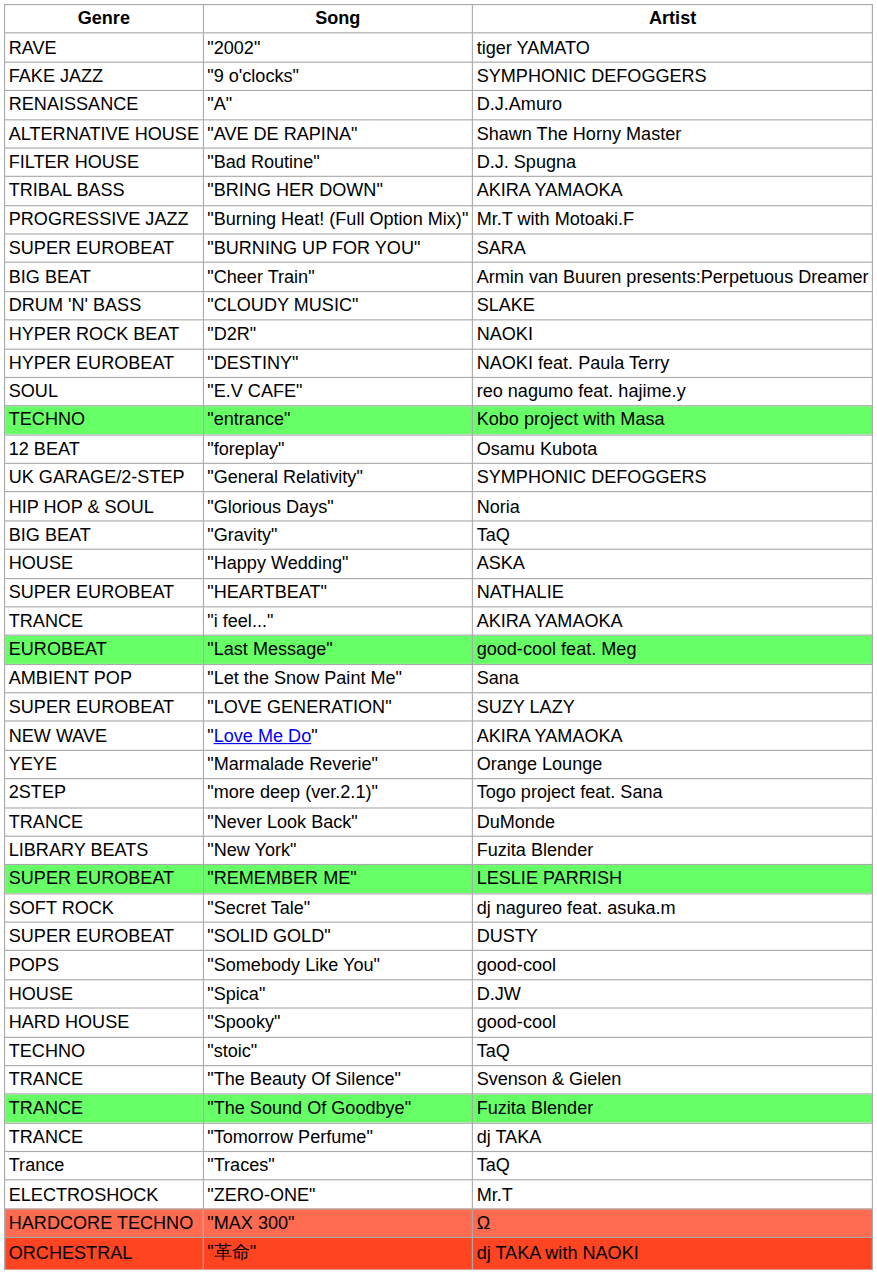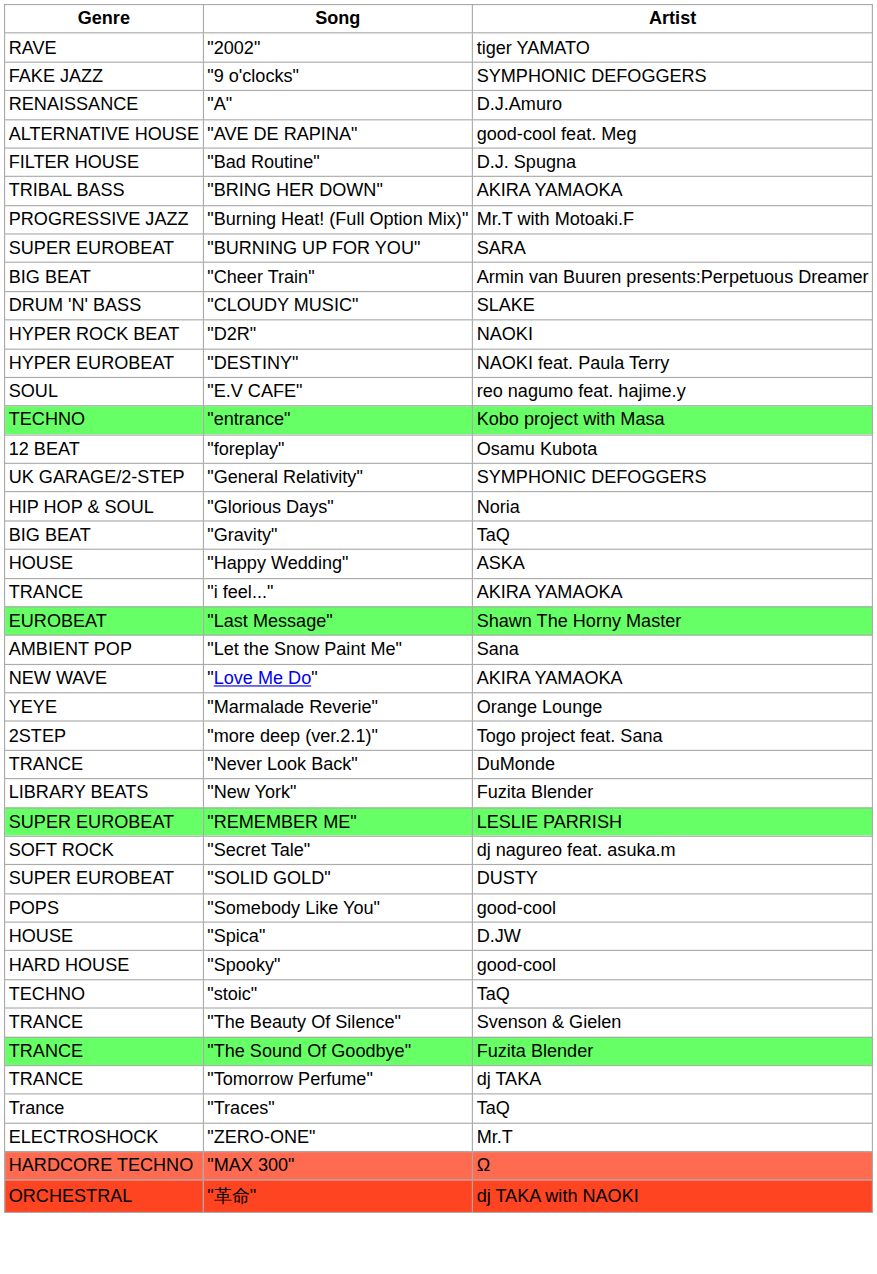(579, 133) Shawn The Horny Master -> (557, 133) good-cool feat. Meg
- row: (267, 592)
(557, 649) good-cool feat. Meg -> (579, 620) Shawn The Horny Master
- row: (299, 707)
